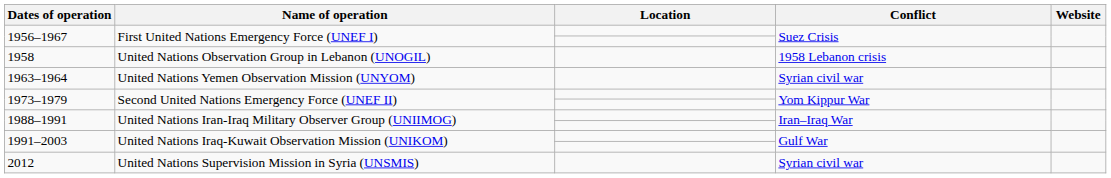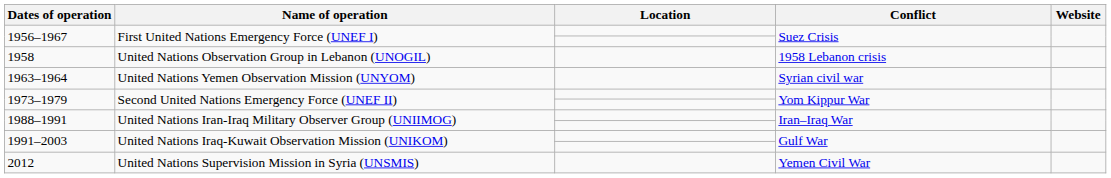(821, 162) Syrian civil war -> (824, 162) Yemen Civil War
